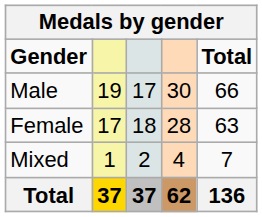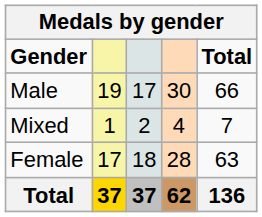rows swapped: (47, 125) <-> (40, 160)
